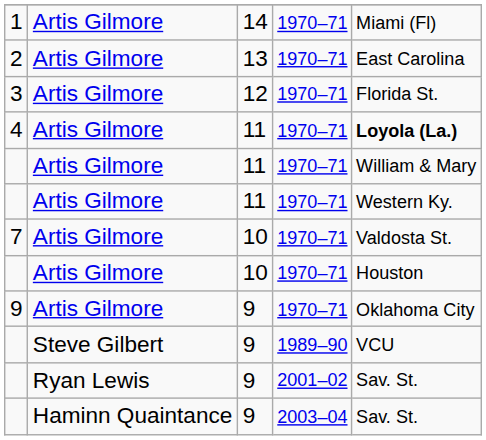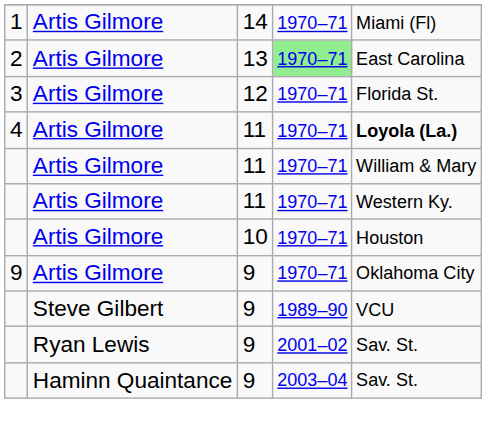(312, 58) no background -> (312, 58) lightgreen background
- row: (16, 237)
